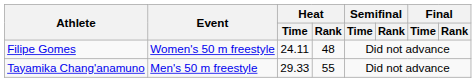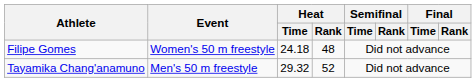(295, 50) 24.11 -> (295, 50) 24.18
(295, 68) 29.33 -> (295, 68) 29.32
(328, 68) 55 -> (328, 68) 52
